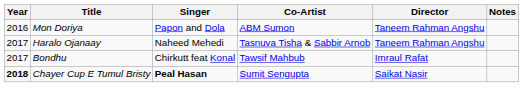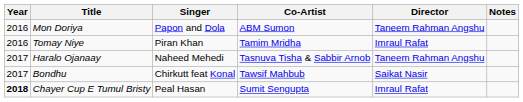+ row: (58, 43)
(401, 58) Imraul Rafat -> (401, 74) Saikat Nasir
(181, 74) bold -> (180, 89) normal
(401, 74) Saikat Nasir -> (401, 89) Imraul Rafat
